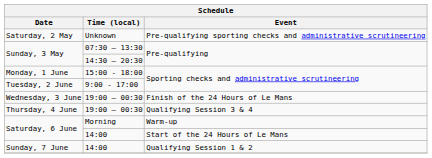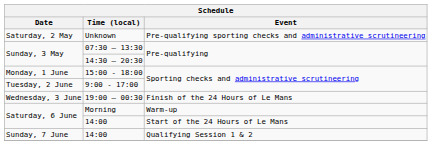- row: (42, 109)
